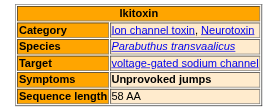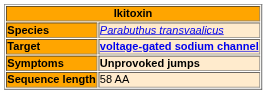- row: (43, 30)
(185, 63) normal -> (179, 46) bold
